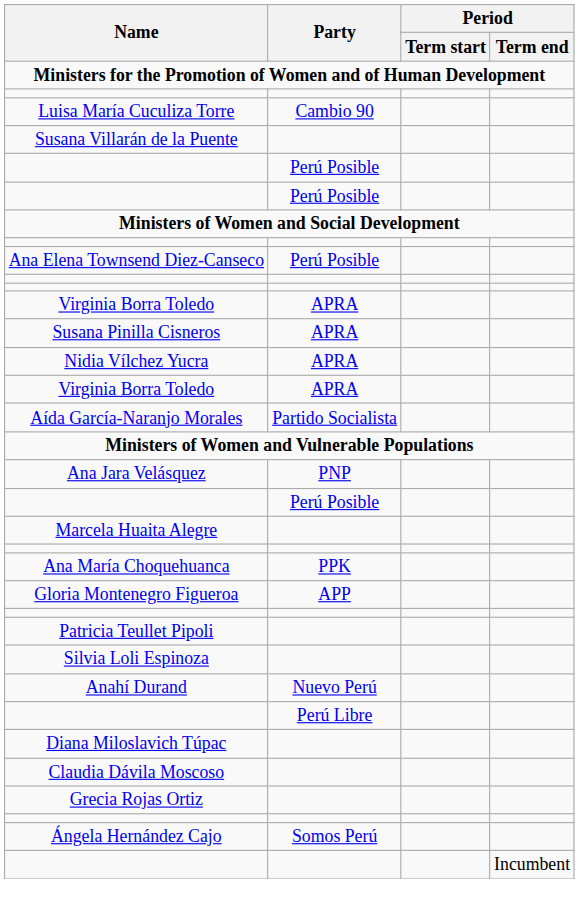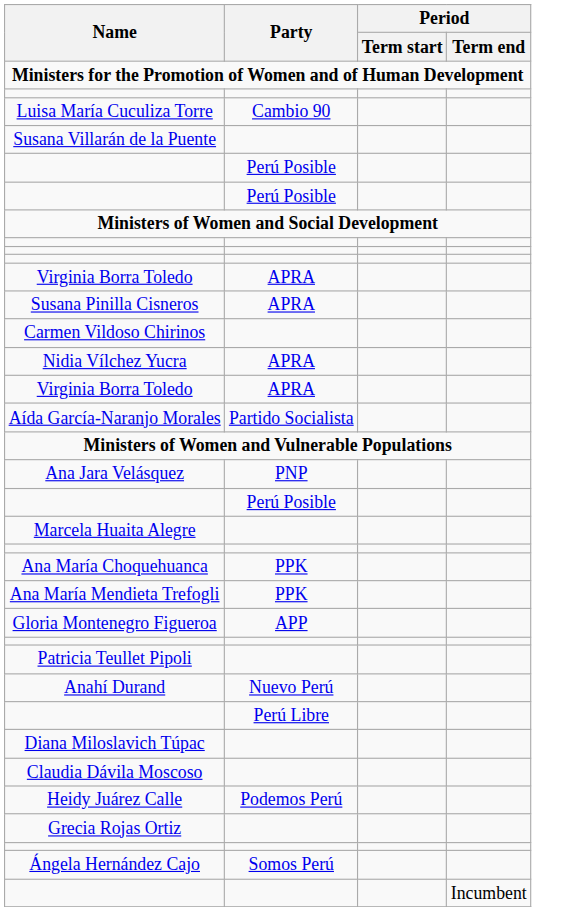- row: (136, 260)
+ row: (115, 332)
+ row: (115, 594)
- row: (136, 659)
+ row: (115, 800)
